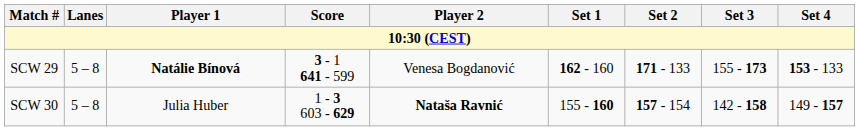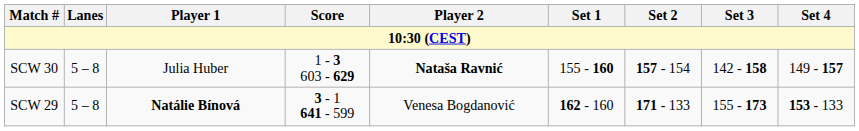rows swapped: (34, 68) <-> (34, 106)
